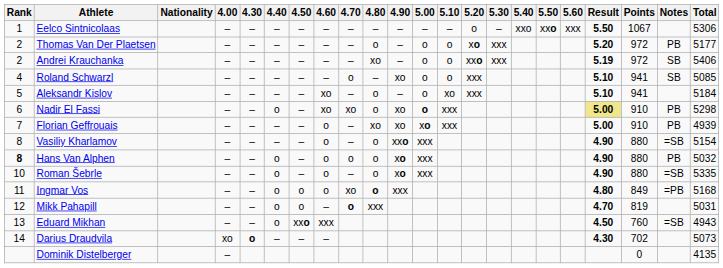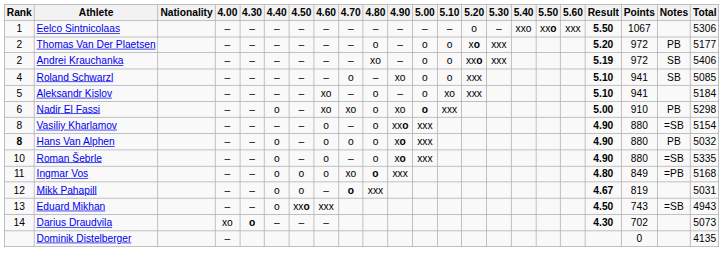(603, 110) khaki background -> (603, 110) no background
- row: (77, 126)
(603, 207) 4.70 -> (603, 190) 4.67
(639, 223) 760 -> (639, 207) 743
